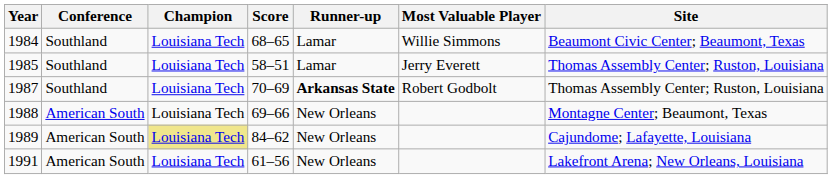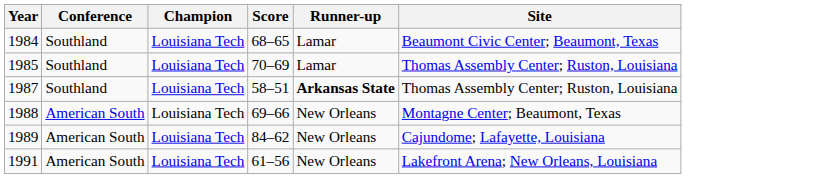- column: (471, 16)
(270, 64) 58–51 -> (270, 64) 70–69
(270, 88) 70–69 -> (270, 88) 58–51
(198, 137) khaki background -> (198, 137) no background
